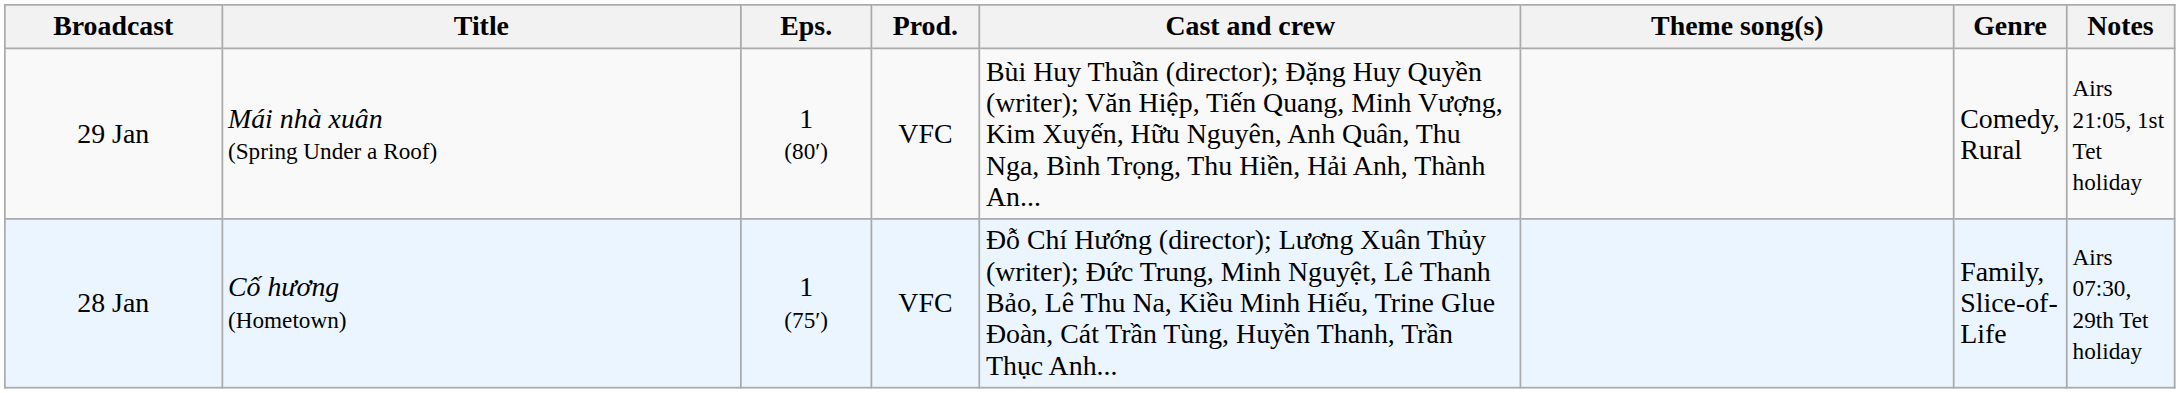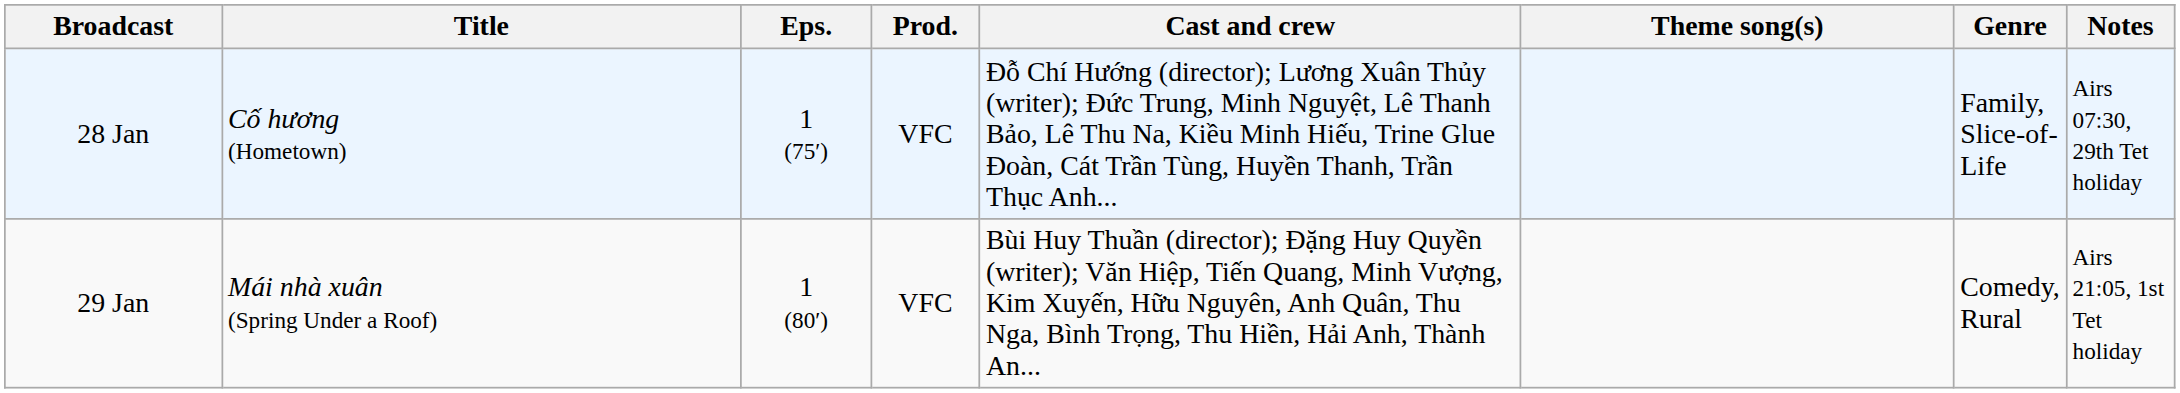rows swapped: (113, 302) <-> (113, 133)
